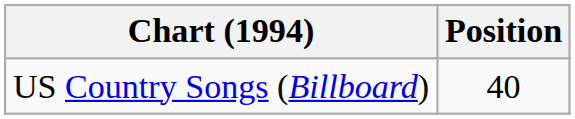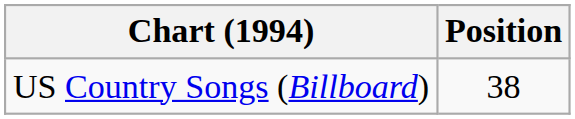(504, 85) 40 -> (504, 85) 38
